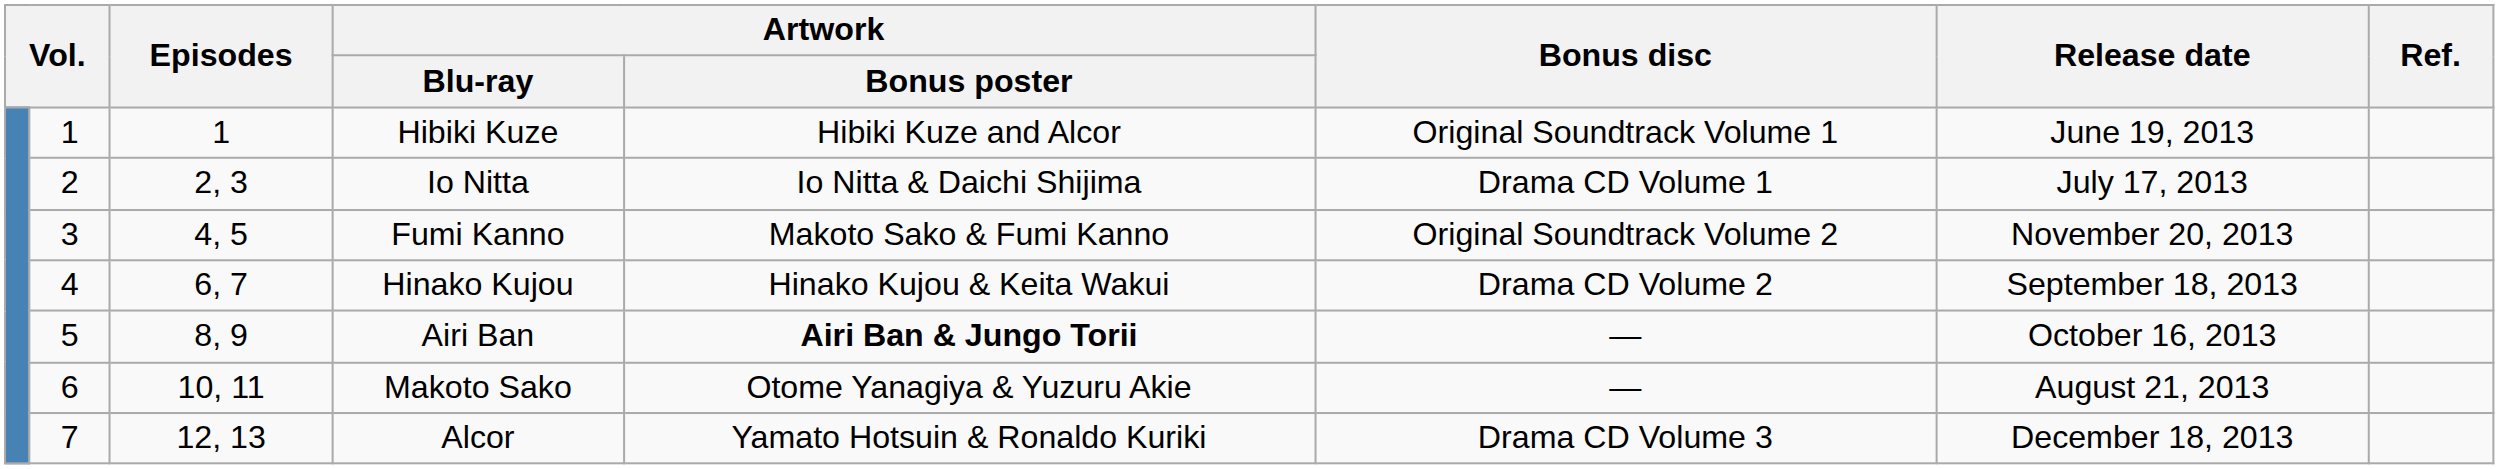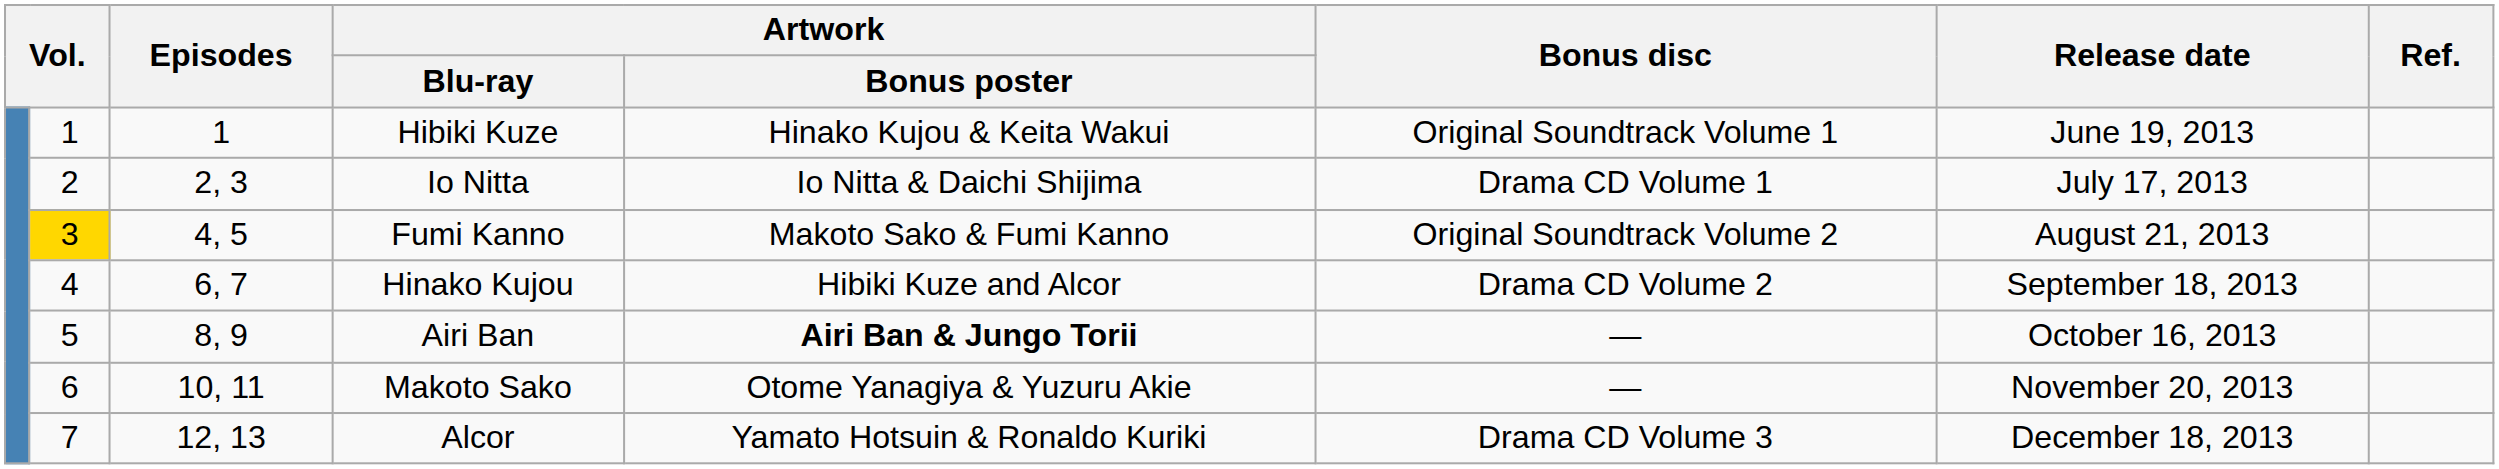(969, 132) Hibiki Kuze and Alcor -> (969, 132) Hinako Kujou & Keita Wakui
(70, 234) no background -> (70, 234) gold background
(2152, 234) November 20, 2013 -> (2152, 234) August 21, 2013
(969, 285) Hinako Kujou & Keita Wakui -> (969, 285) Hibiki Kuze and Alcor
(2152, 387) August 21, 2013 -> (2152, 387) November 20, 2013
